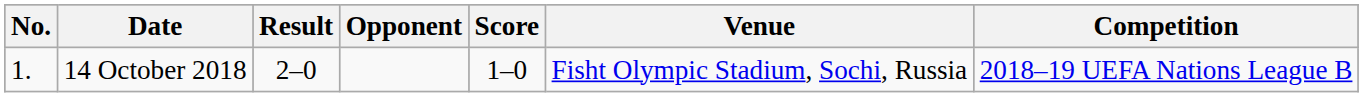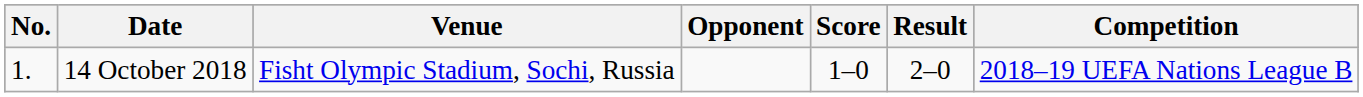columns swapped: (759, 26) <-> (296, 26)
